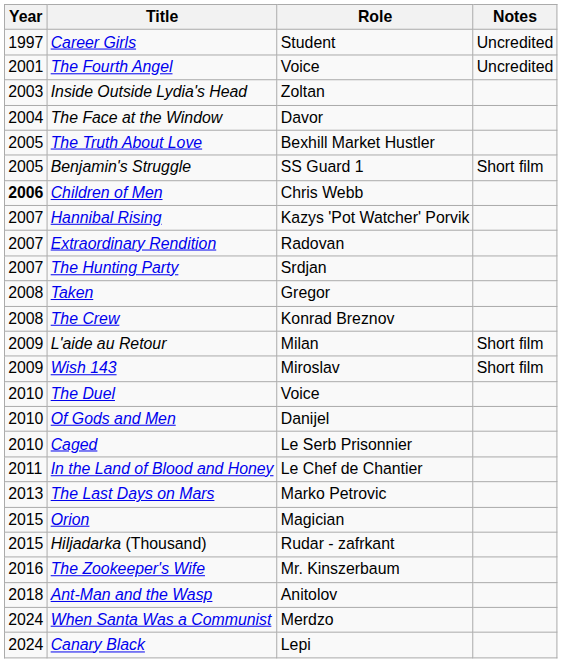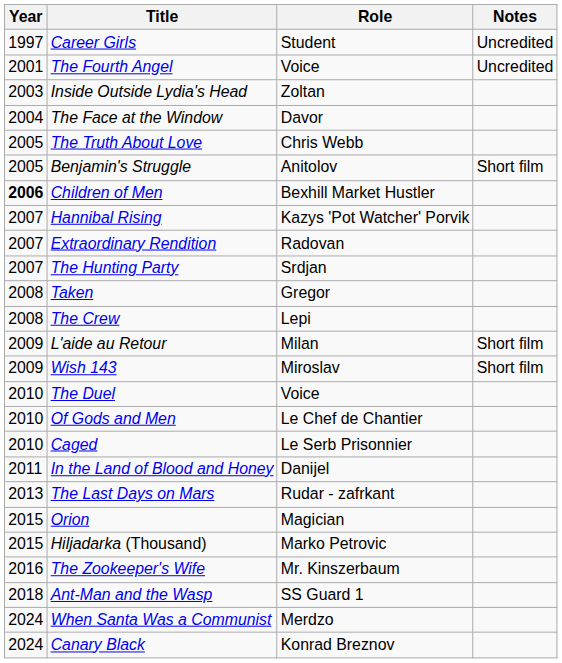(358, 142) Bexhill Market Hustler -> (322, 142) Chris Webb
(322, 167) SS Guard 1 -> (309, 167) Anitolov
(322, 192) Chris Webb -> (358, 192) Bexhill Market Hustler
(338, 318) Konrad Breznov -> (296, 318) Lepi
(305, 419) Danijel -> (352, 419) Le Chef de Chantier
(352, 469) Le Chef de Chantier -> (305, 469) Danijel
(334, 494) Marko Petrovic -> (338, 494) Rudar - zafrkant
(338, 544) Rudar - zafrkant -> (334, 544) Marko Petrovic
(309, 594) Anitolov -> (322, 594) SS Guard 1
(296, 645) Lepi -> (338, 645) Konrad Breznov
